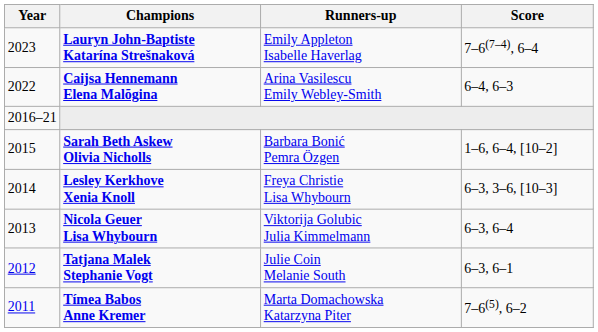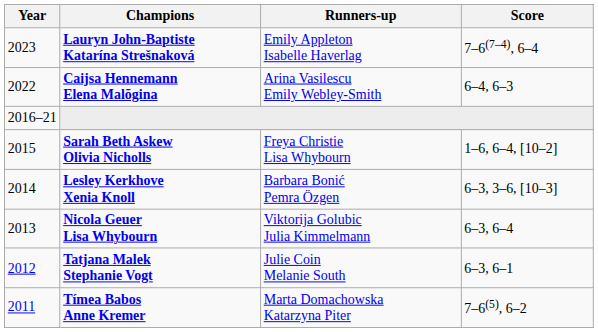(304, 149) Barbara Bonić Pemra Özgen -> (307, 149) Freya Christie Lisa Whybourn
(307, 189) Freya Christie Lisa Whybourn -> (304, 189) Barbara Bonić Pemra Özgen
